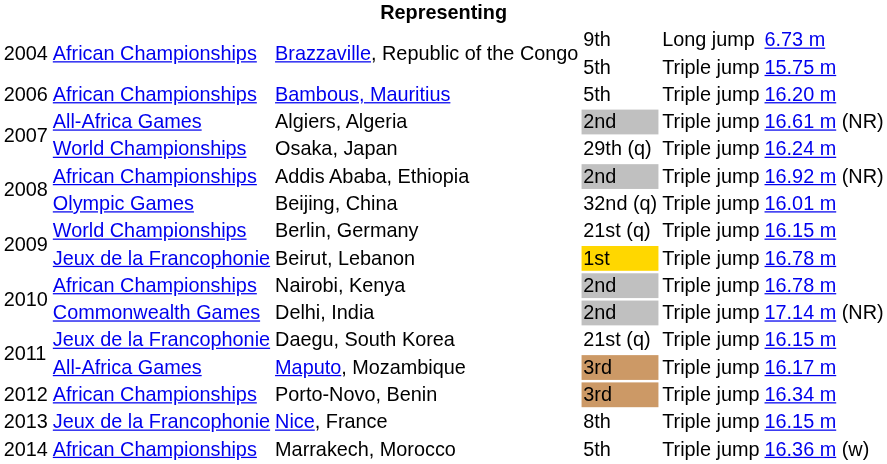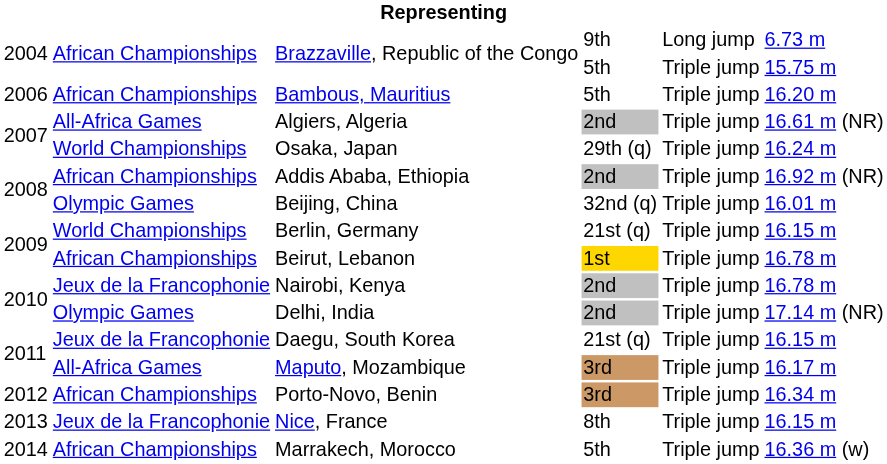(161, 258) Jeux de la Francophonie -> (155, 258) African Championships
(155, 285) African Championships -> (161, 285) Jeux de la Francophonie
(156, 312) Commonwealth Games -> (123, 312) Olympic Games
